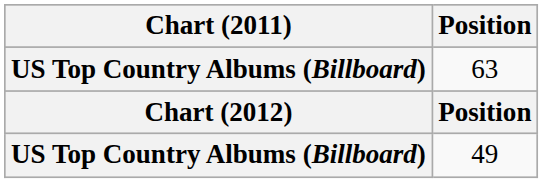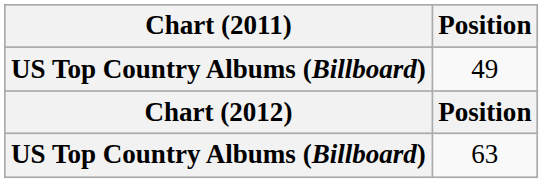rows swapped: (485, 68) <-> (485, 154)
